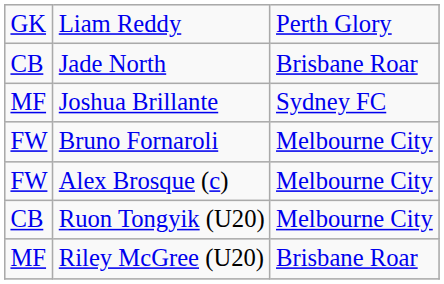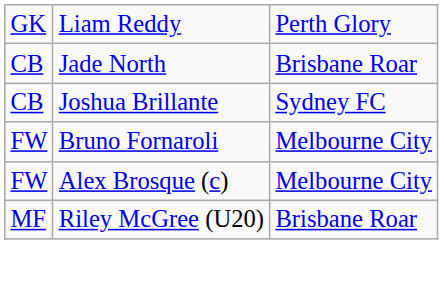(28, 102) MF -> (27, 102) CB
- row: (162, 219)
